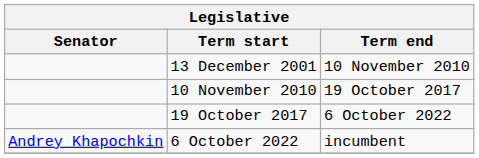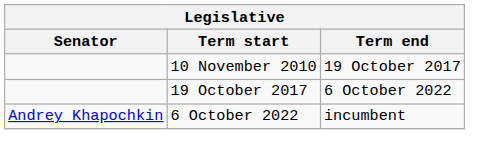- row: (244, 67)
